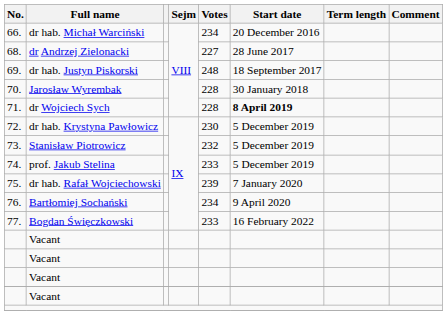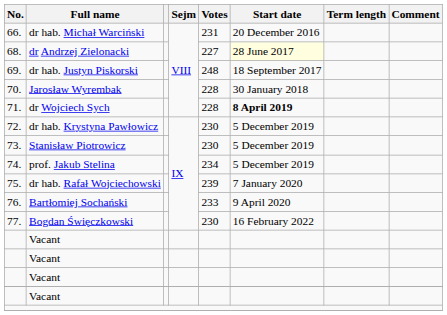(210, 32) 234 -> (210, 32) 231
(263, 51) no background -> (263, 51) lightyellow background
(210, 145) 232 -> (210, 145) 230
(210, 164) 233 -> (210, 164) 234
(210, 202) 234 -> (210, 202) 233
(210, 220) 233 -> (210, 220) 230
